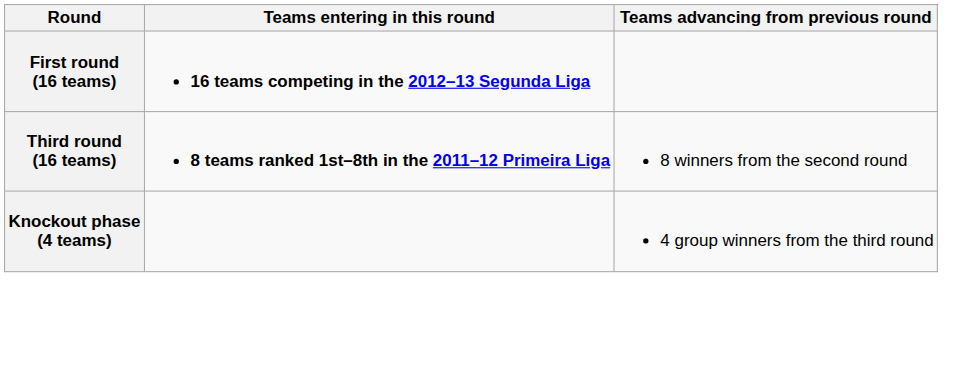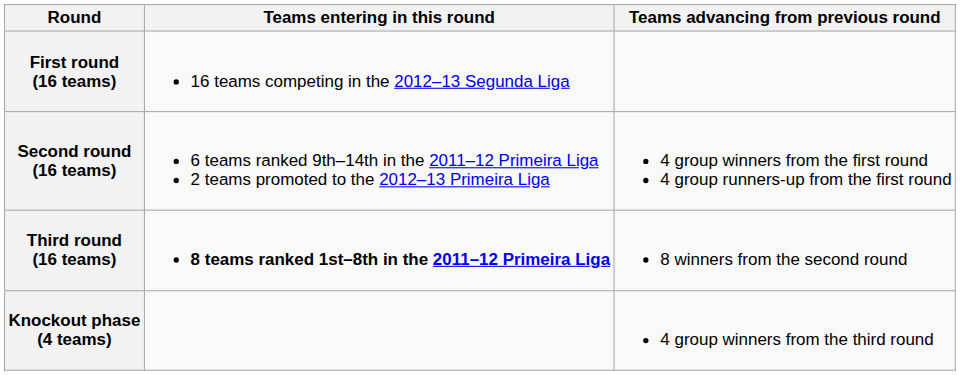(379, 81) bold -> (379, 81) normal
+ row: (74, 160)
